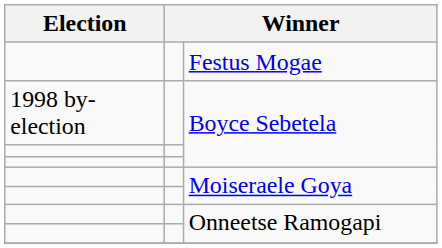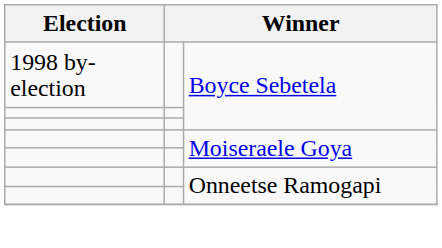- row: (85, 61)
